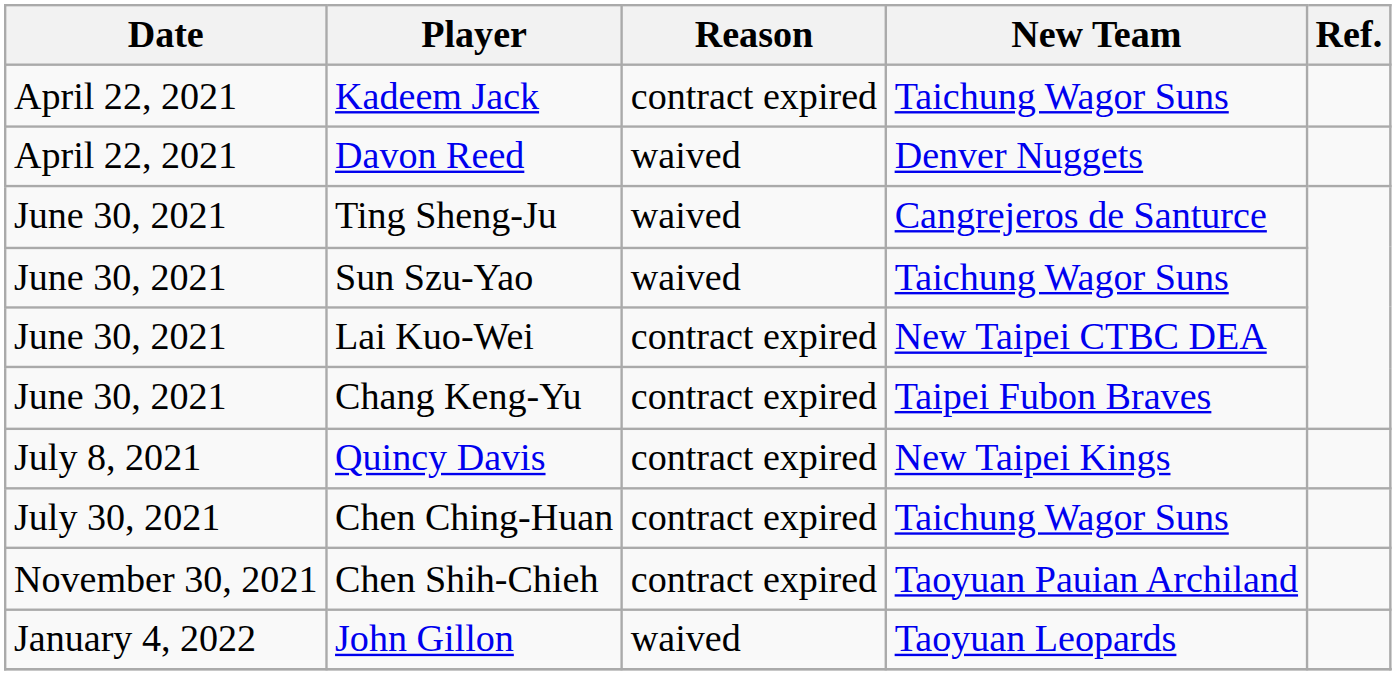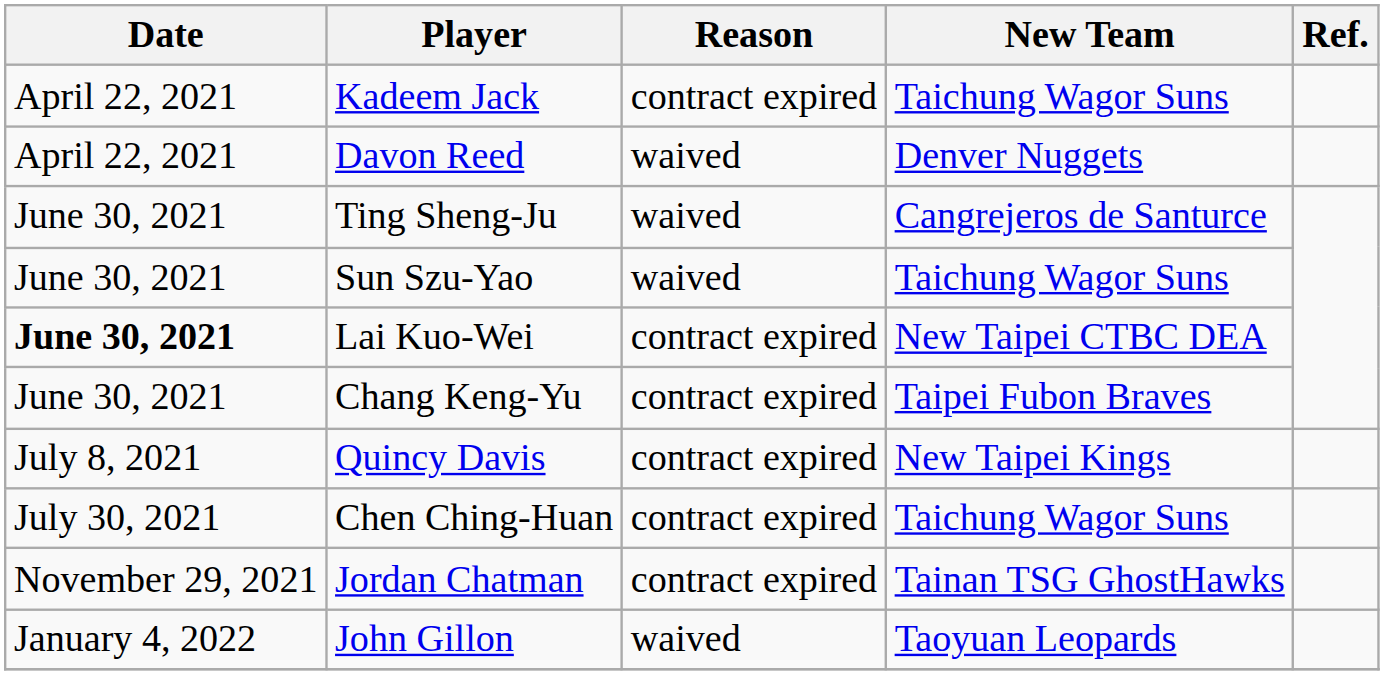(120, 336) normal -> (125, 336) bold
+ row: (459, 578)
- row: (467, 578)
